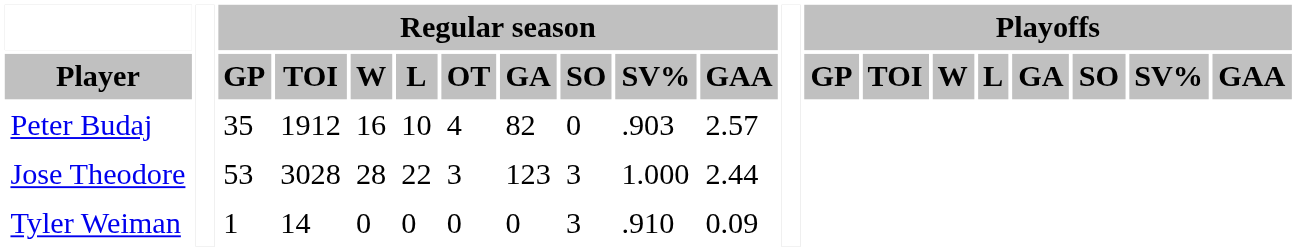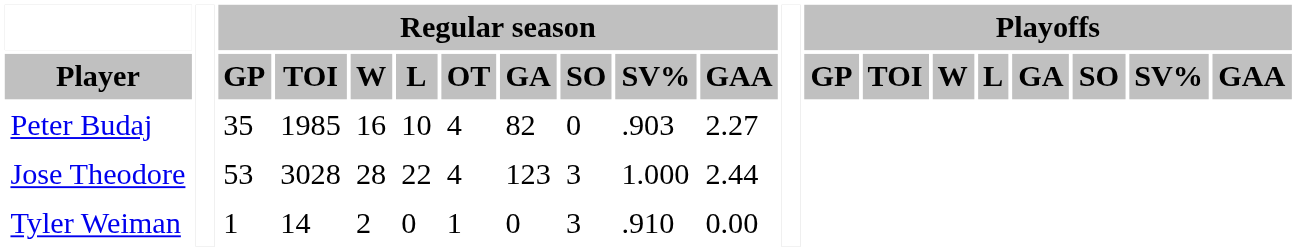(311, 125) 1912 -> (311, 125) 1985
(732, 125) 2.57 -> (732, 125) 2.27
(454, 174) 3 -> (454, 174) 4
(363, 223) 0 -> (363, 223) 2
(454, 223) 0 -> (454, 223) 1
(732, 223) 0.09 -> (732, 223) 0.00
